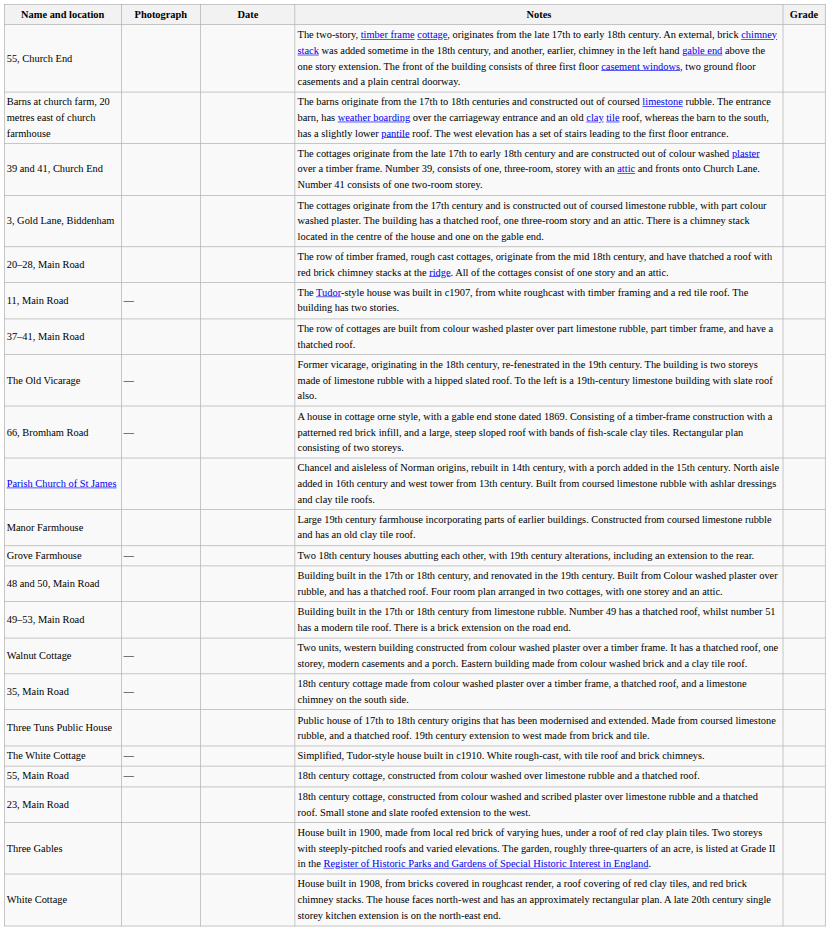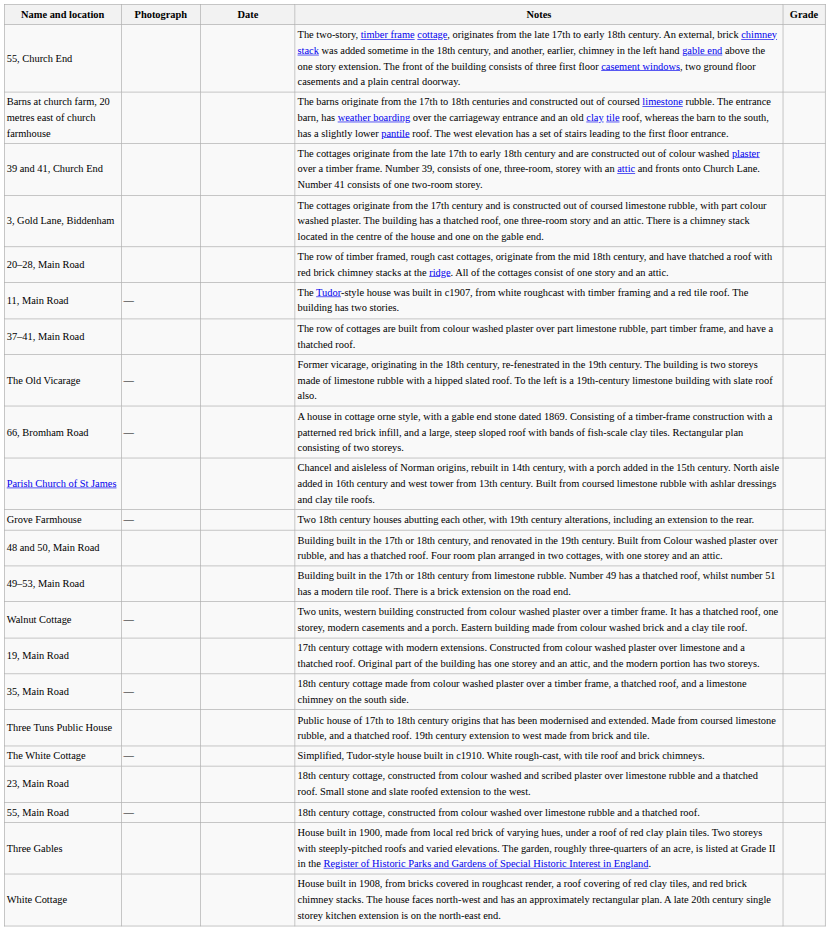- row: (45, 527)
+ row: (38, 656)
rows swapped: (38, 804) <-> (38, 776)
